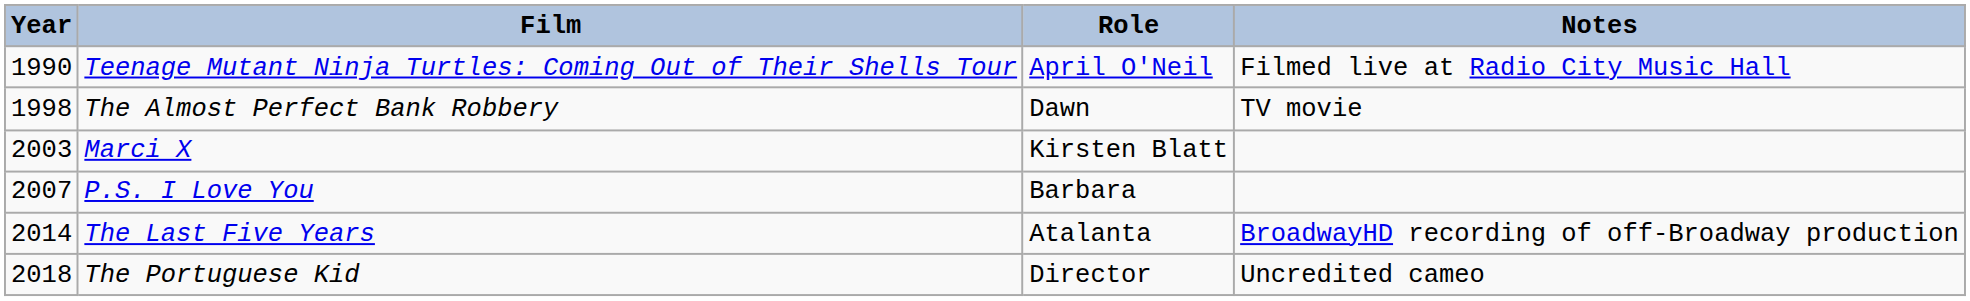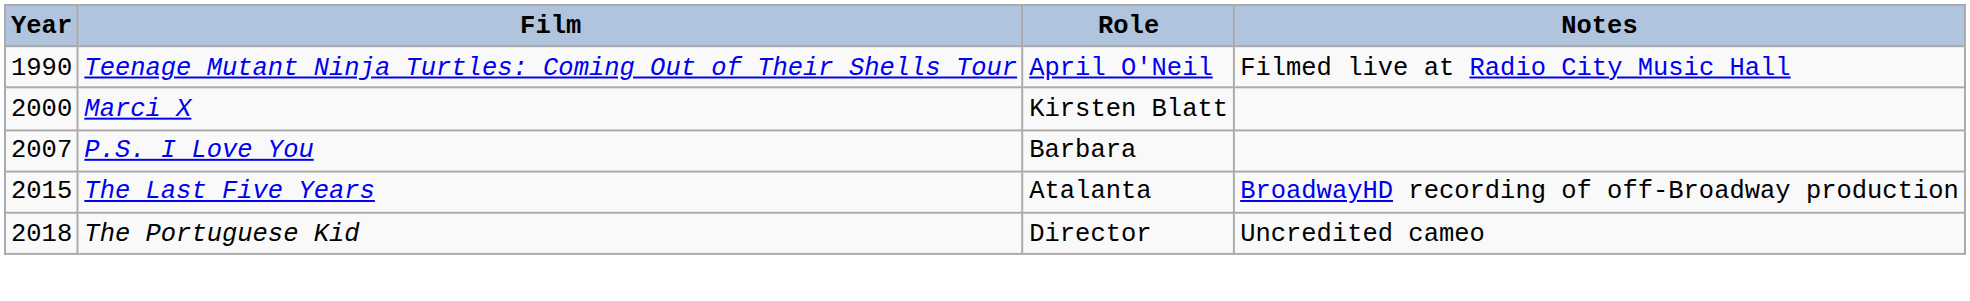- row: (321, 109)
(42, 150) 2003 -> (42, 109) 2000
(42, 233) 2014 -> (42, 192) 2015
